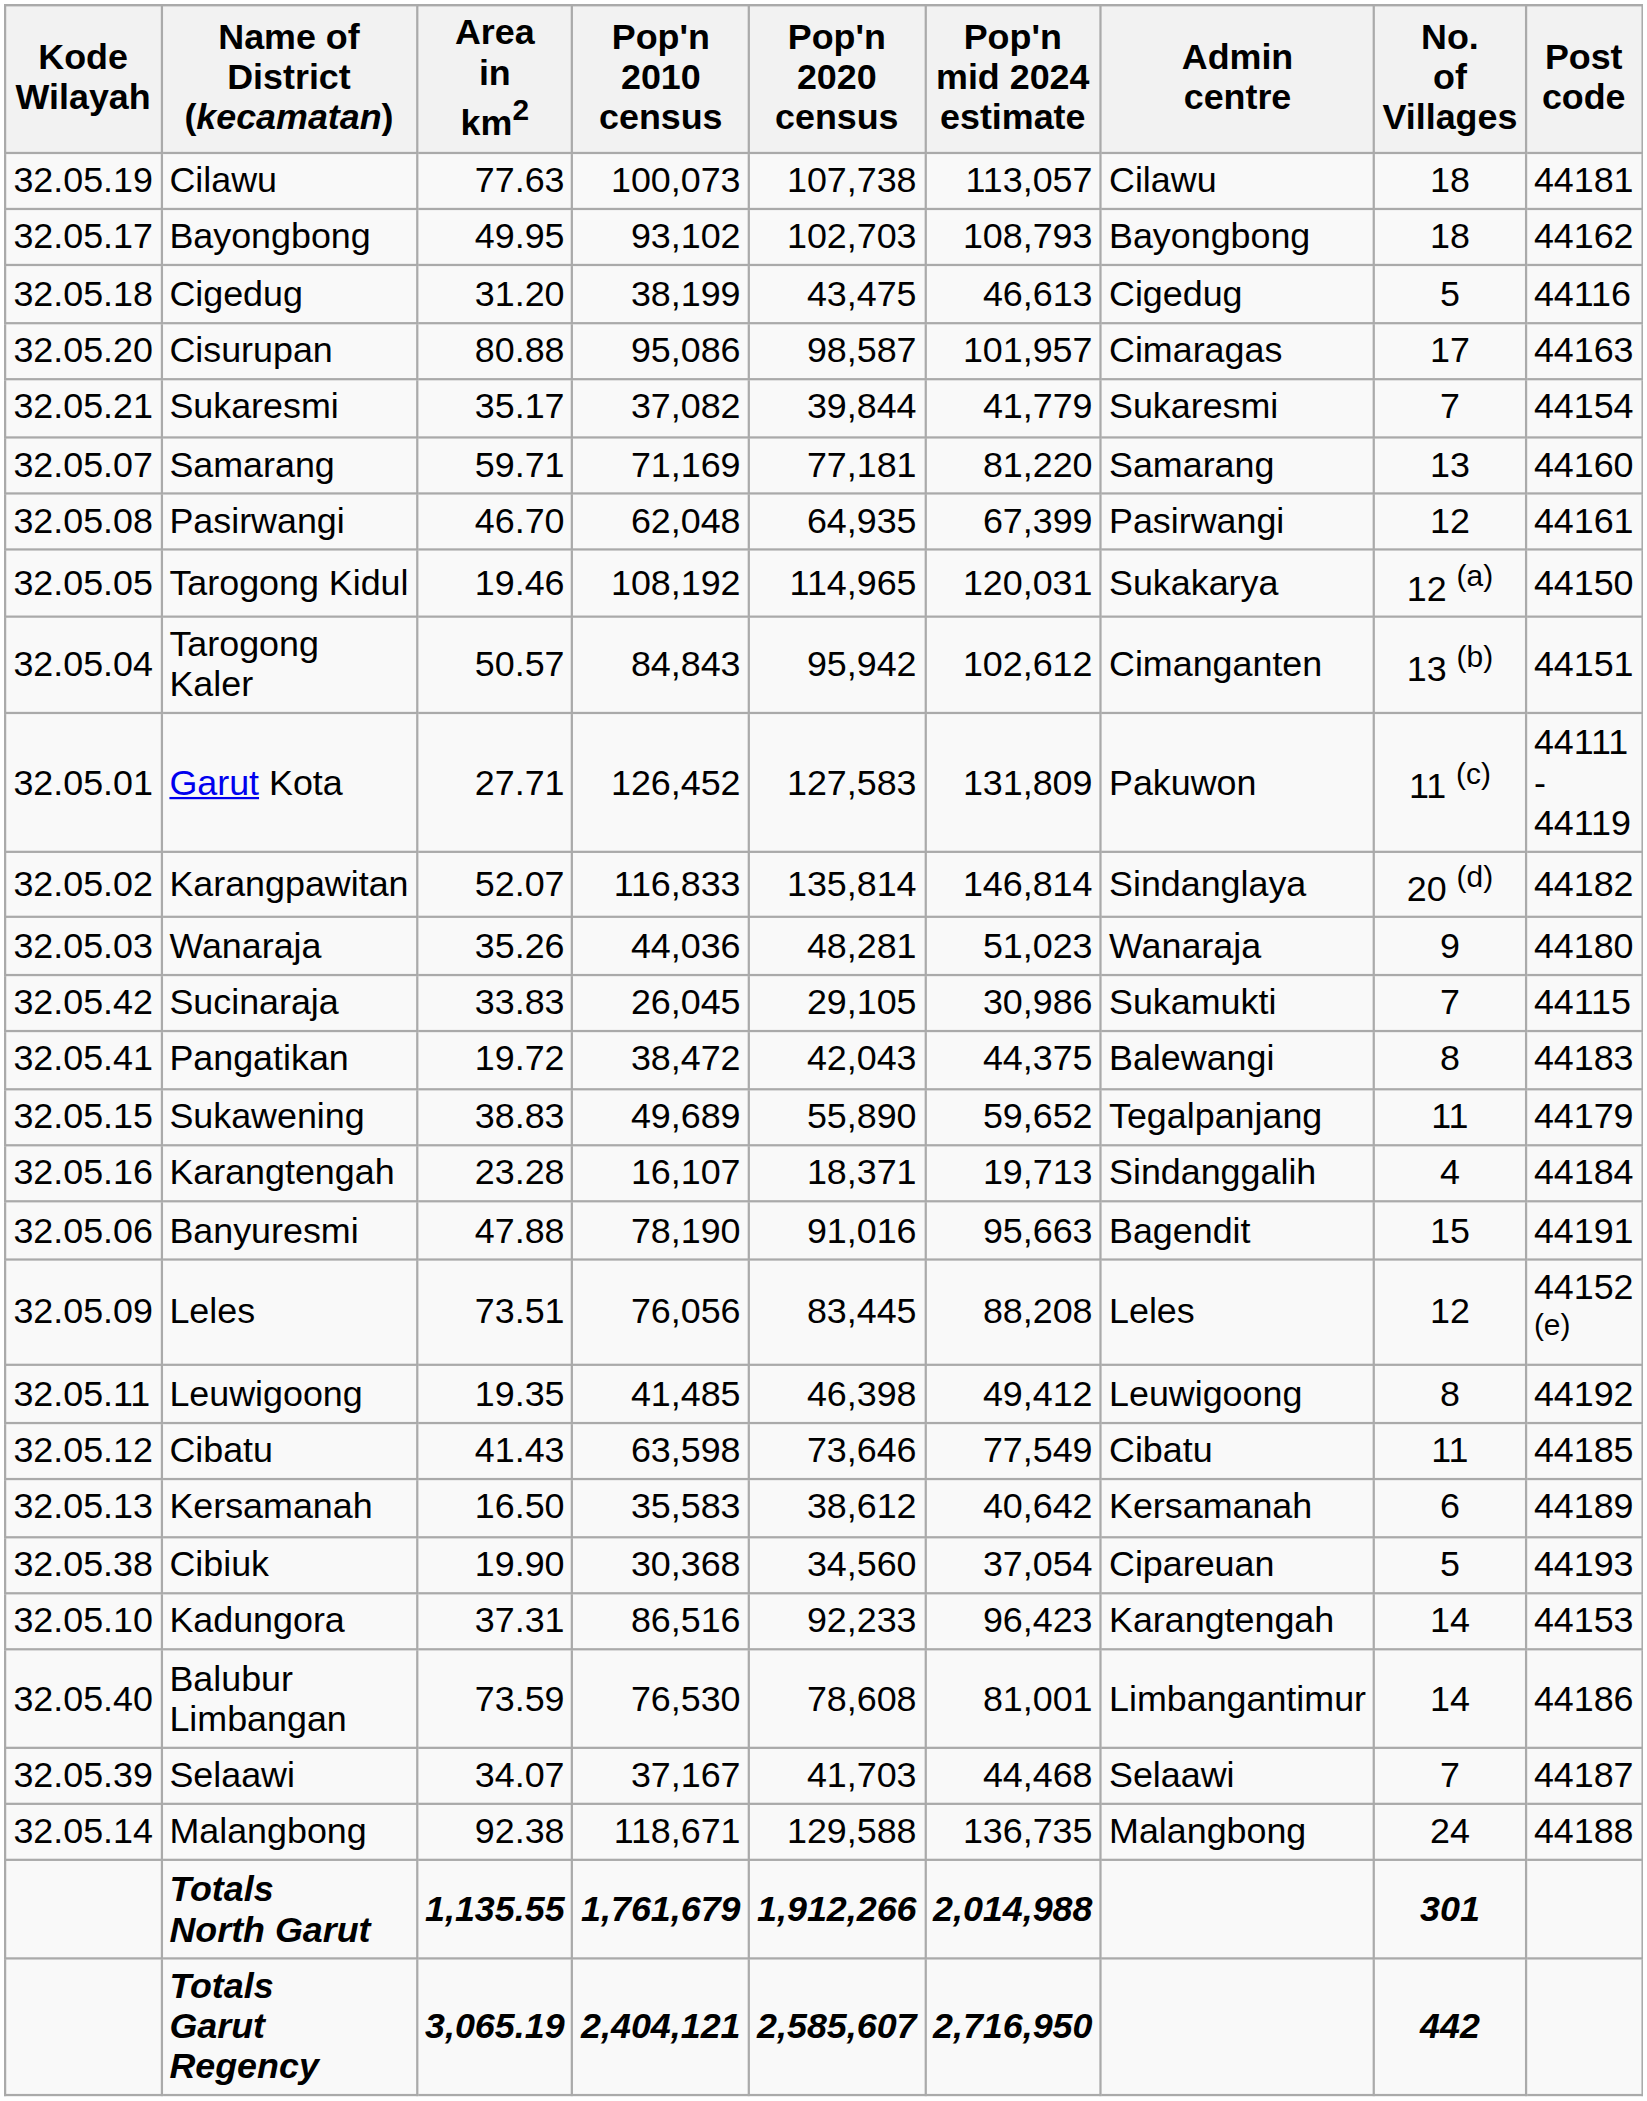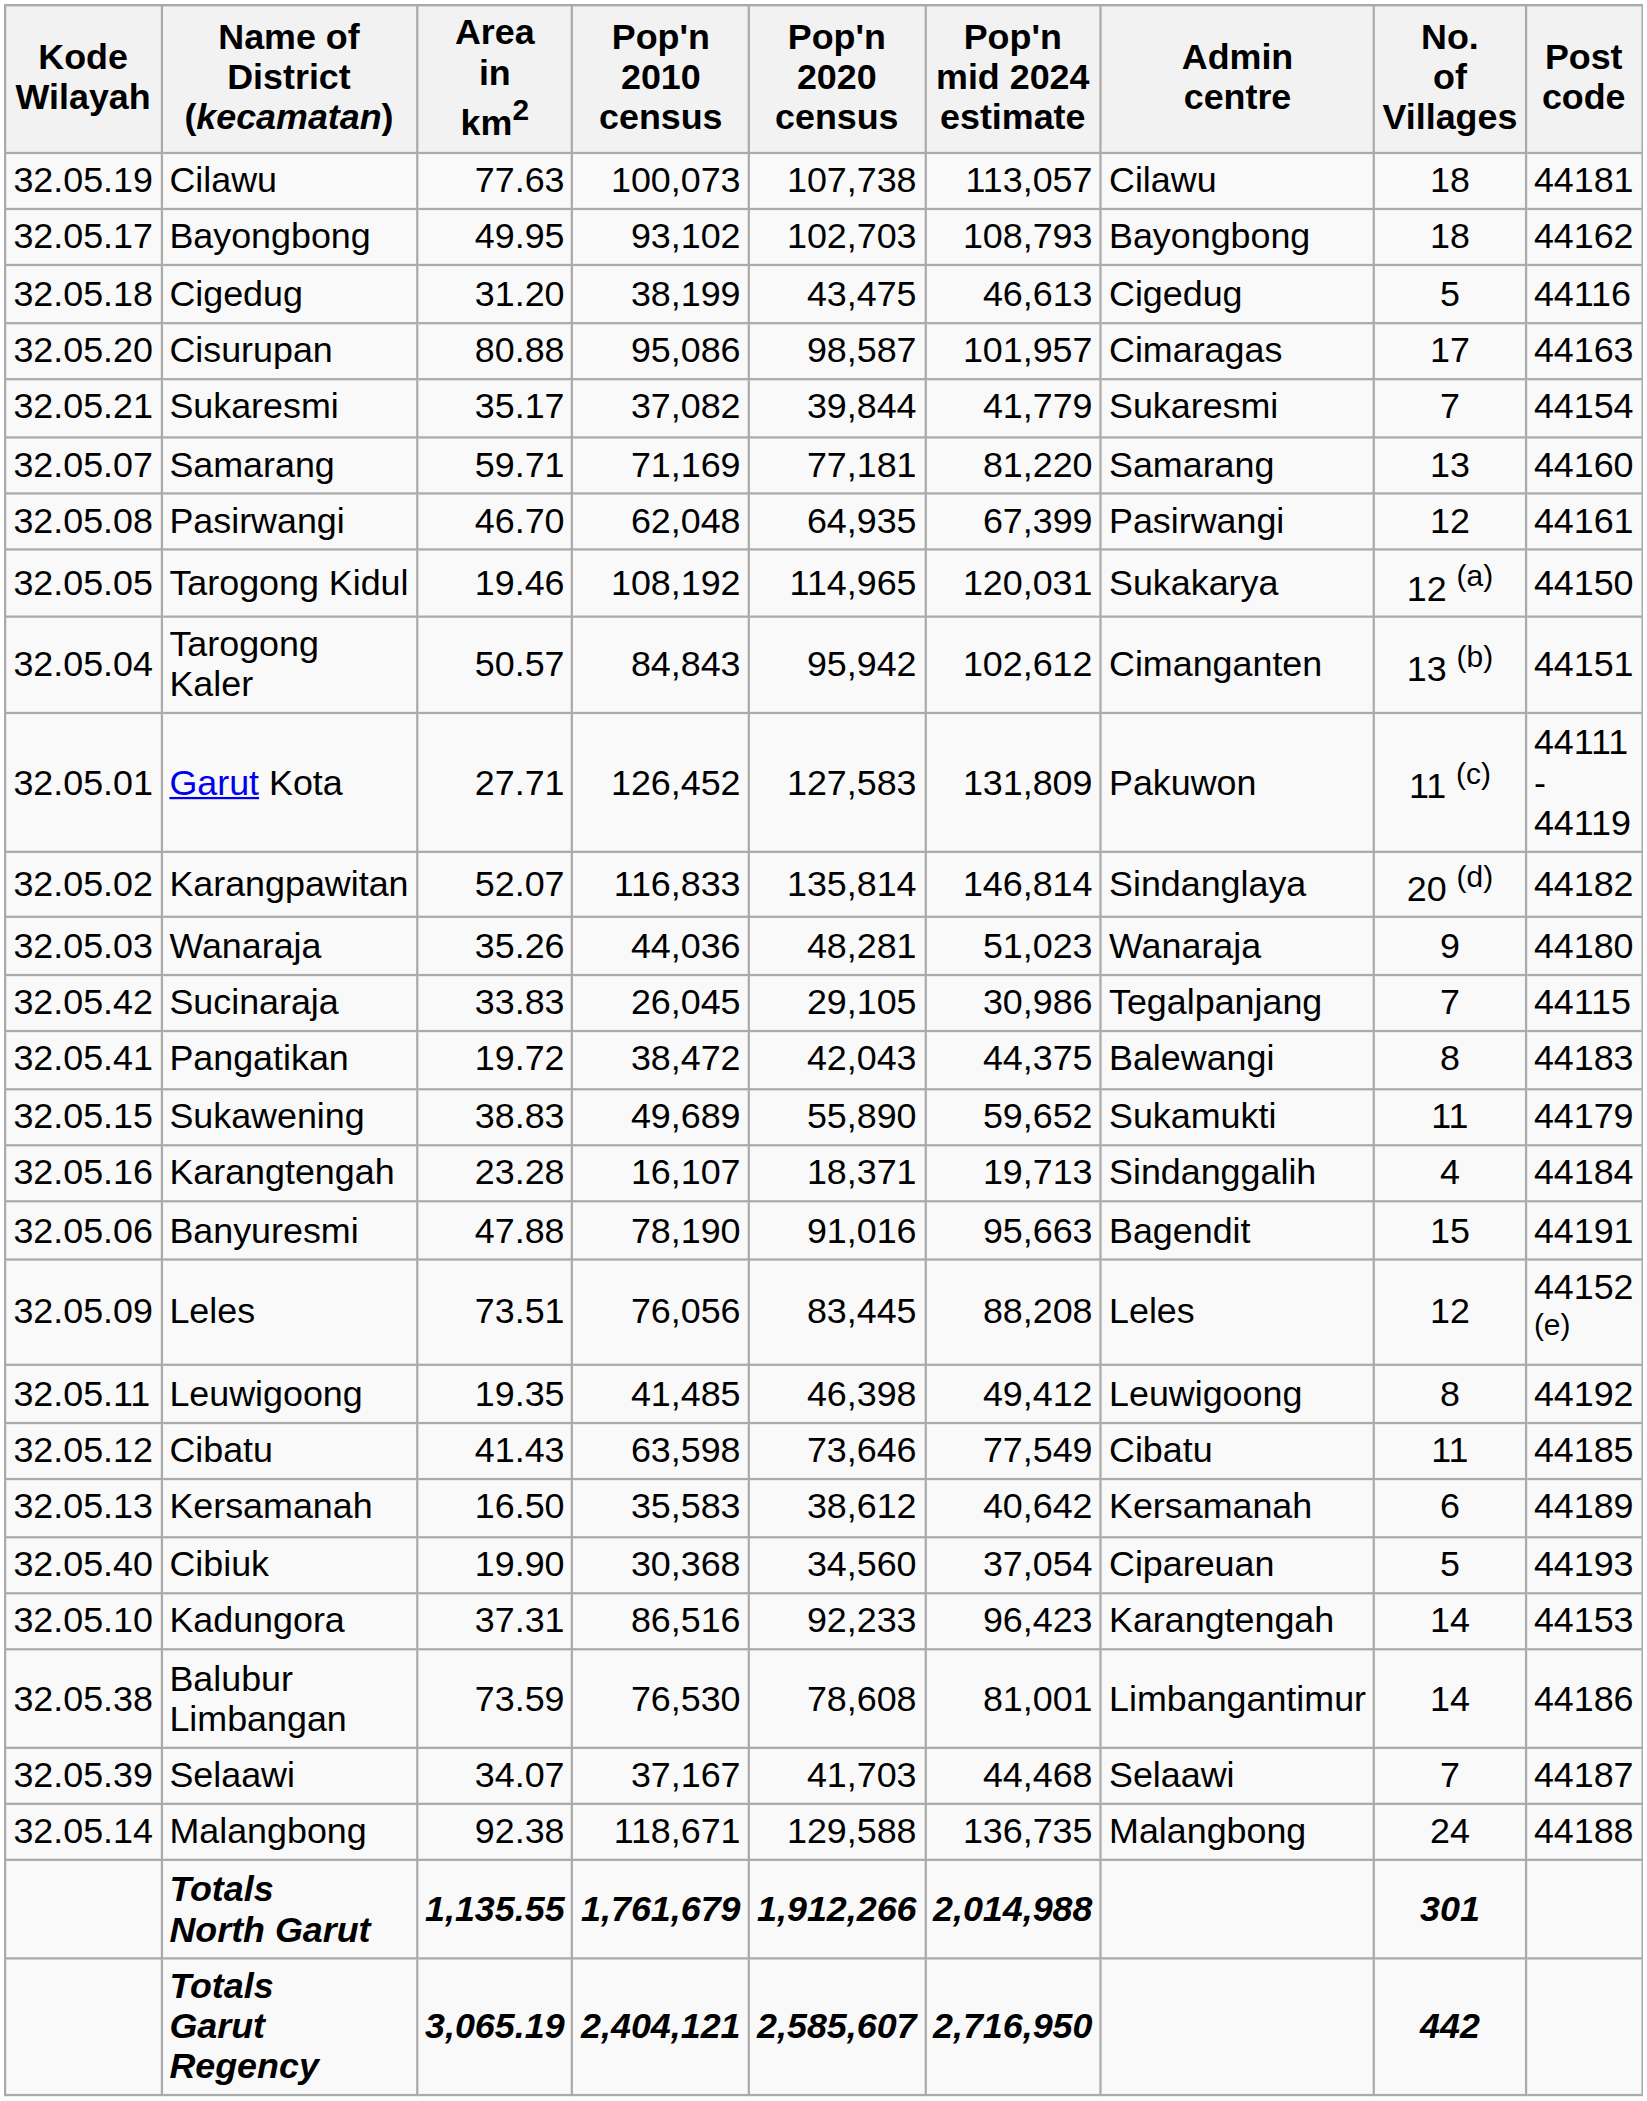(1193, 1002) Sukamukti -> (1216, 1002) Tegalpanjang
(1216, 1116) Tegalpanjang -> (1193, 1116) Sukamukti
(83, 1564) 32.05.38 -> (83, 1564) 32.05.40
(83, 1697) 32.05.40 -> (83, 1697) 32.05.38
